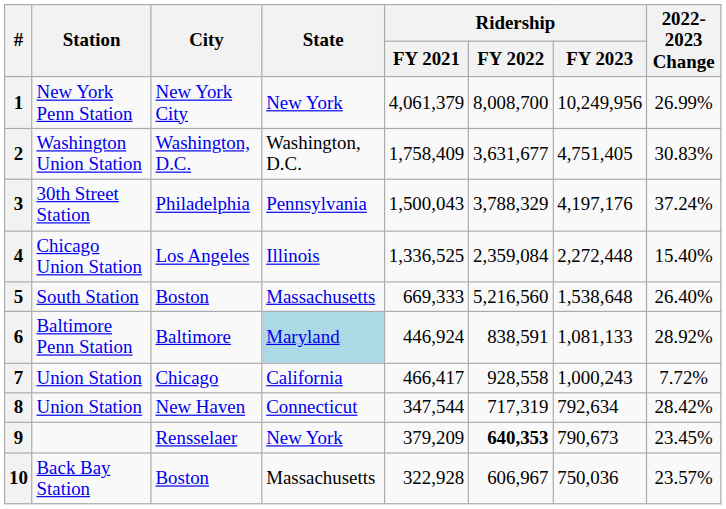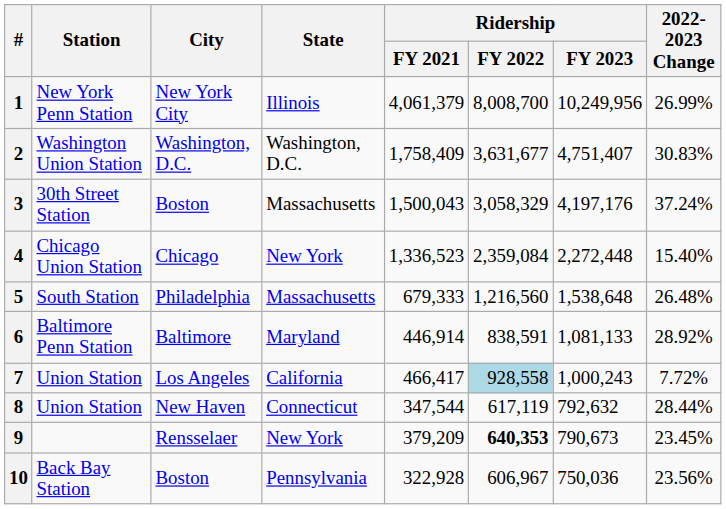(304, 102) New York -> (293, 102) Illinois
(595, 153) 4,751,405 -> (595, 153) 4,751,407
(203, 204) Philadelphia -> (182, 204) Boston
(317, 204) Pennsylvania -> (321, 204) Massachusetts
(511, 204) 3,788,329 -> (511, 204) 3,058,329
(202, 256) Los Angeles -> (187, 256) Chicago
(293, 256) Illinois -> (304, 256) New York
(427, 256) 1,336,525 -> (427, 256) 1,336,523
(182, 296) Boston -> (203, 296) Philadelphia
(434, 296) 669,333 -> (434, 296) 679,333
(511, 296) 5,216,560 -> (511, 296) 1,216,560
(684, 296) 26.40% -> (684, 296) 26.48%
(303, 337) lightblue background -> (303, 337) no background
(434, 337) 446,924 -> (434, 337) 446,914
(187, 377) Chicago -> (202, 377) Los Angeles
(518, 377) no background -> (518, 377) lightblue background
(518, 407) 717,319 -> (518, 407) 617,119
(588, 407) 792,634 -> (588, 407) 792,632
(684, 407) 28.42% -> (684, 407) 28.44%
(321, 478) Massachusetts -> (317, 478) Pennsylvania
(684, 478) 23.57% -> (684, 478) 23.56%
